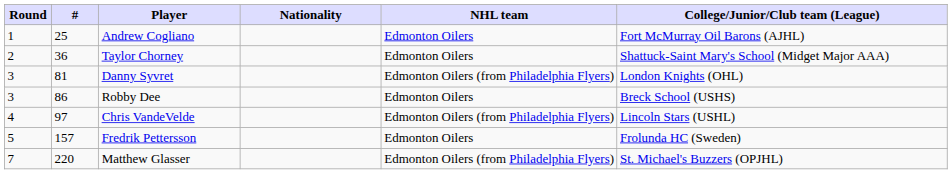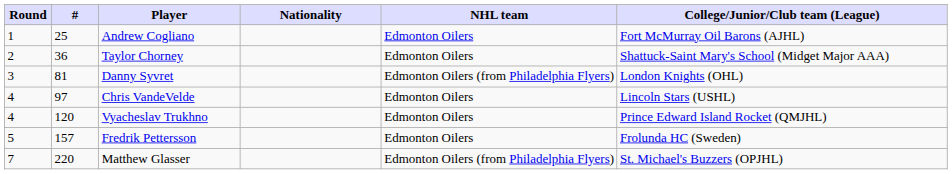- row: (131, 96)
(499, 117) Edmonton Oilers (from Philadelphia Flyers) -> (429, 96) Edmonton Oilers
+ row: (155, 117)
